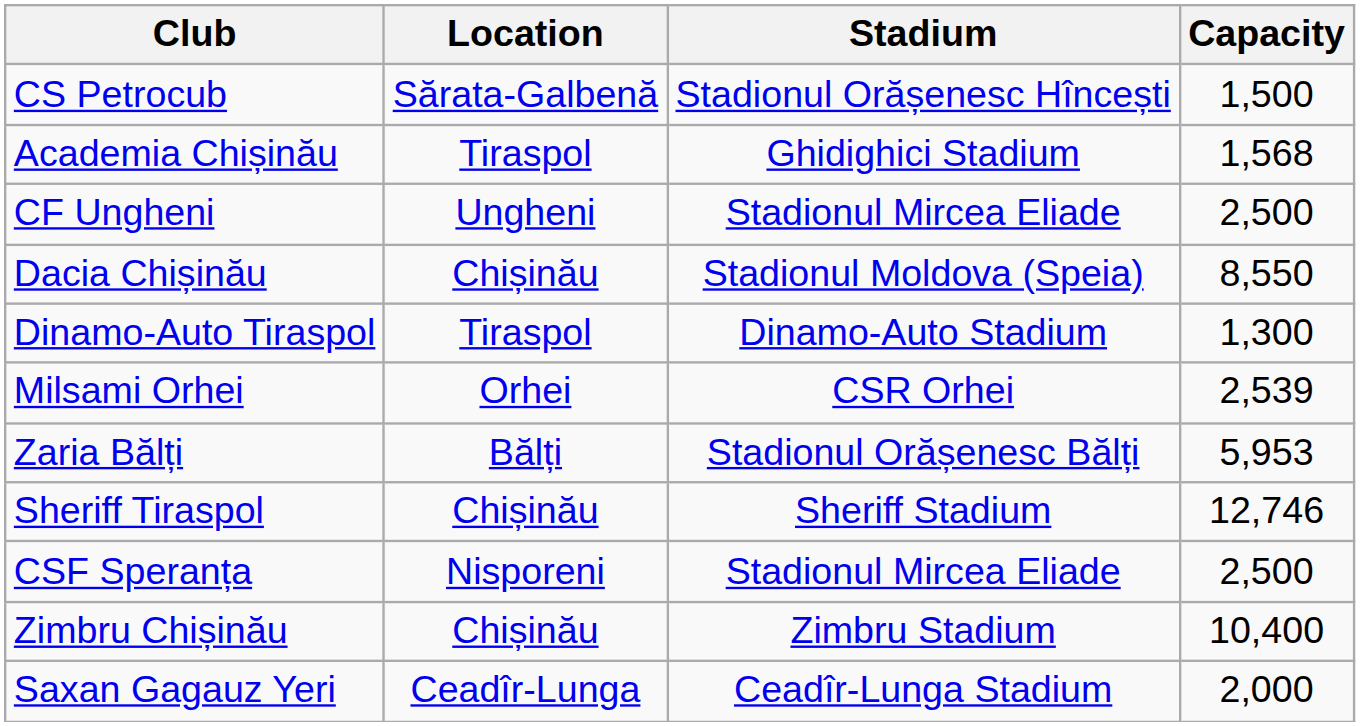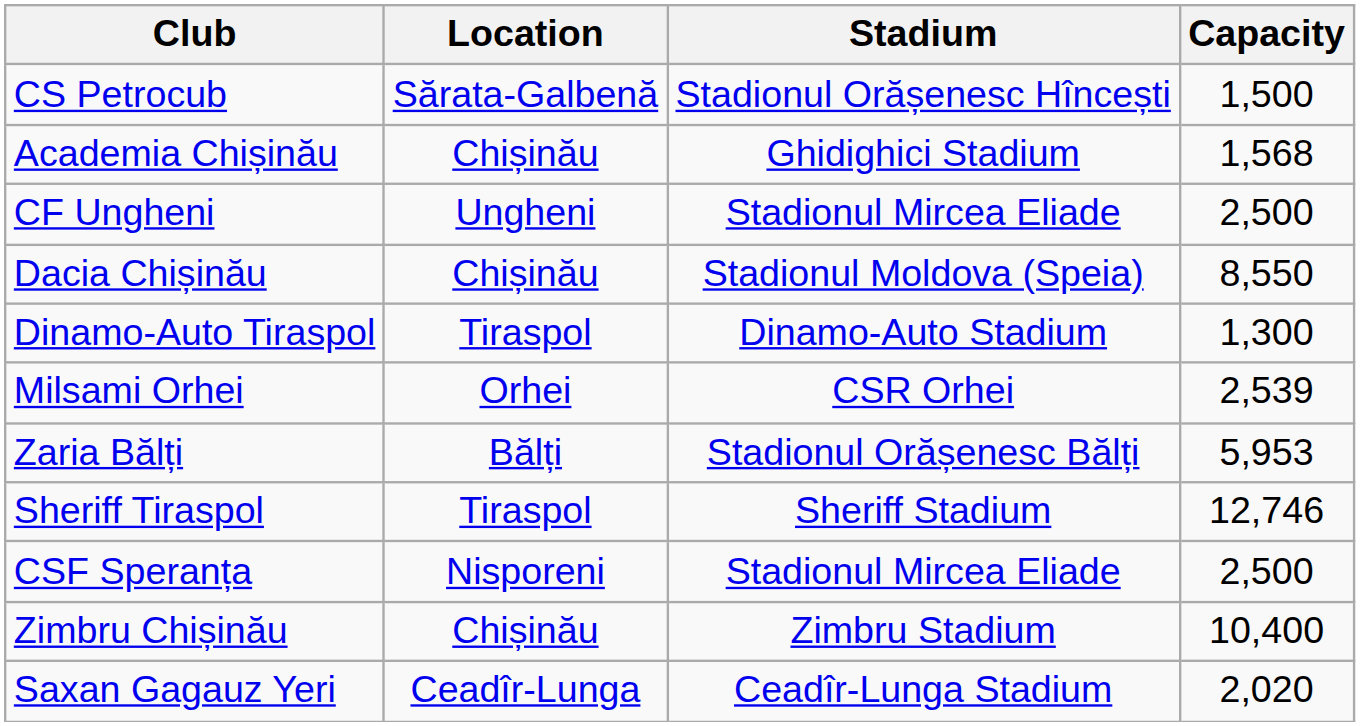(525, 153) Tiraspol -> (525, 153) Chișinău
(525, 511) Chișinău -> (525, 511) Tiraspol
(1267, 690) 2,000 -> (1267, 690) 2,020
